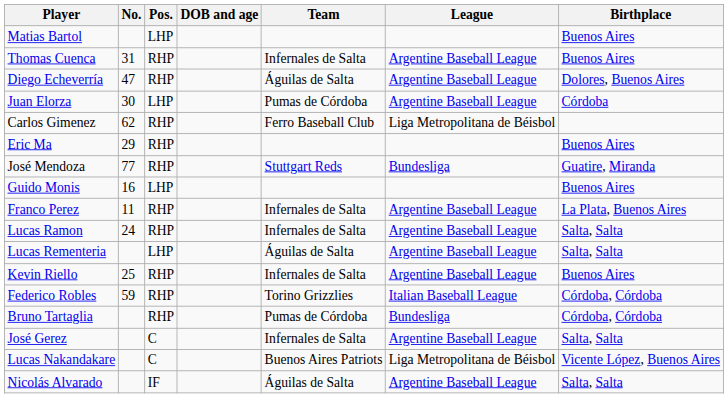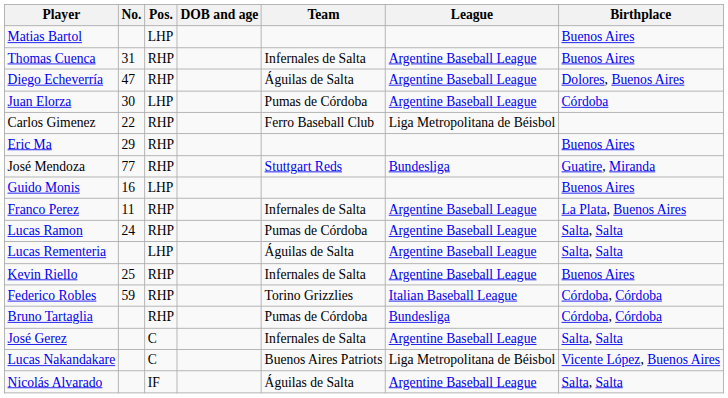(128, 123) 62 -> (128, 123) 22
(315, 230) Infernales de Salta -> (316, 230) Pumas de Córdoba
